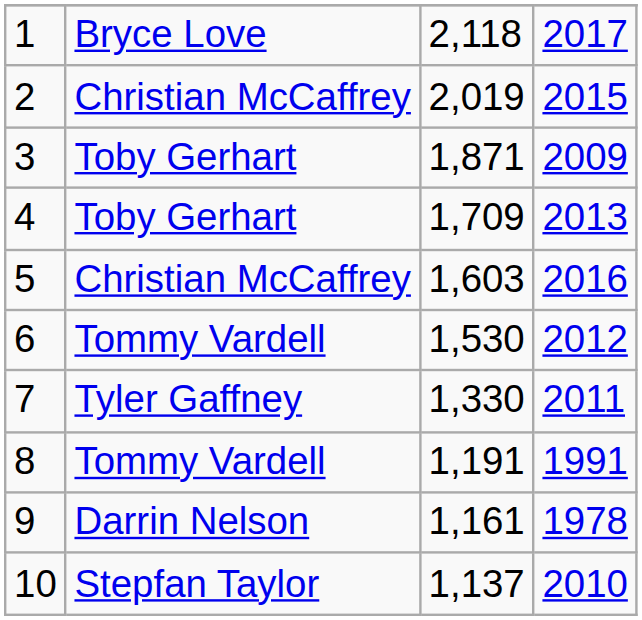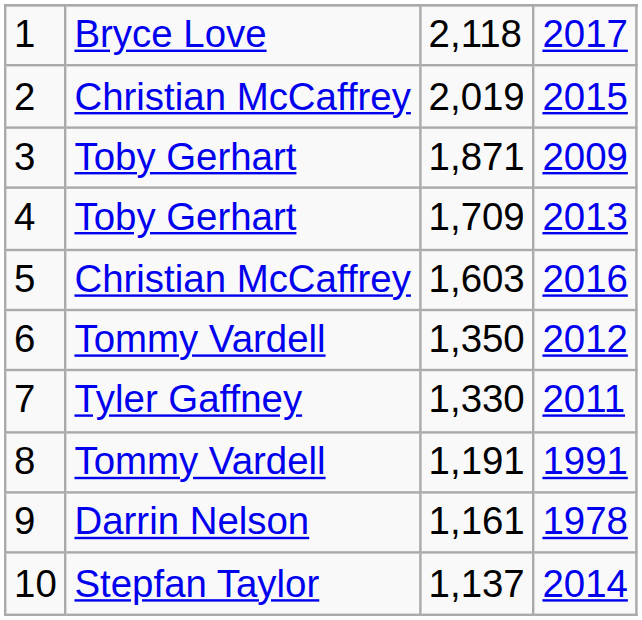(477, 339) 1,530 -> (477, 339) 1,350
(585, 583) 2010 -> (585, 583) 2014
